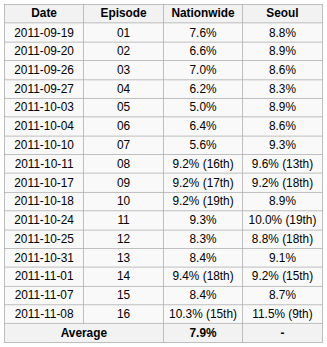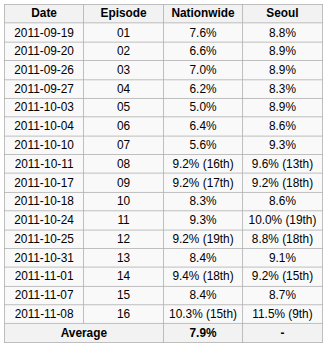(282, 70) 8.6% -> (282, 70) 8.9%
(203, 201) 9.2% (19th) -> (203, 201) 8.3%
(282, 201) 8.9% -> (282, 201) 8.6%
(203, 239) 8.3% -> (203, 239) 9.2% (19th)
